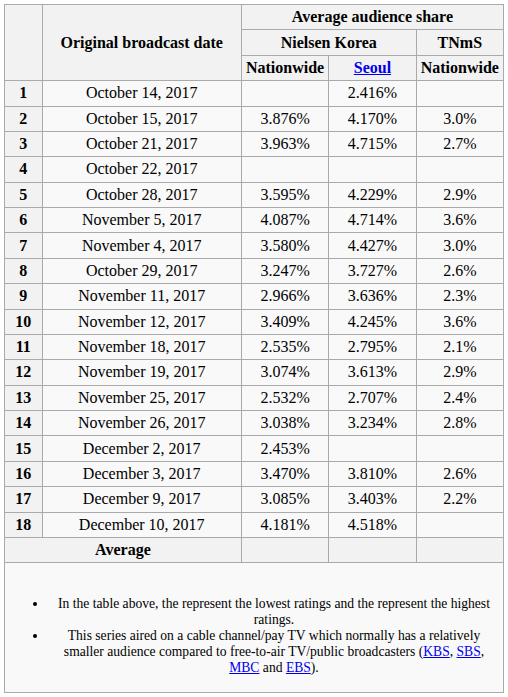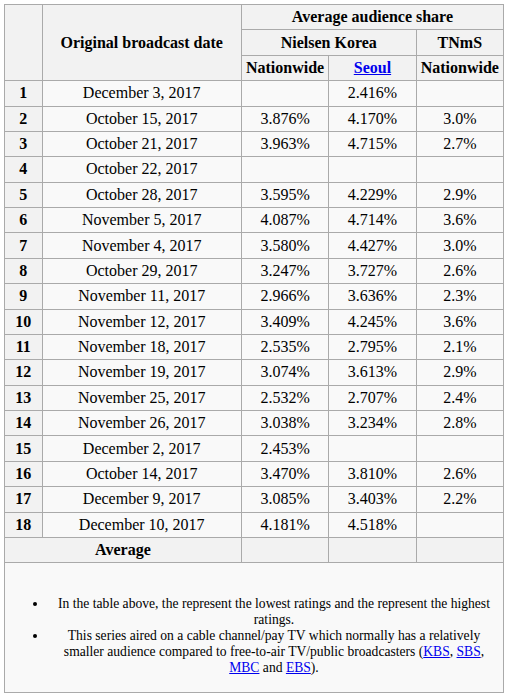(142, 93) October 14, 2017 -> (142, 93) December 3, 2017
(142, 473) December 3, 2017 -> (142, 473) October 14, 2017
